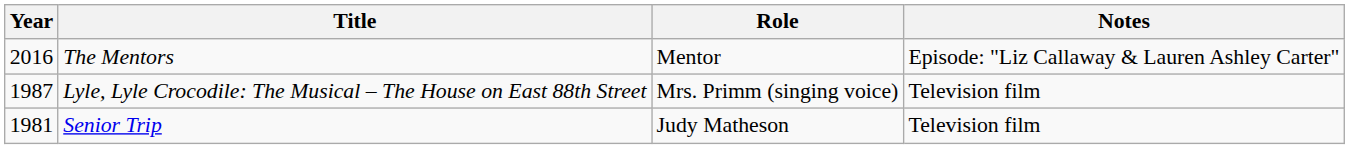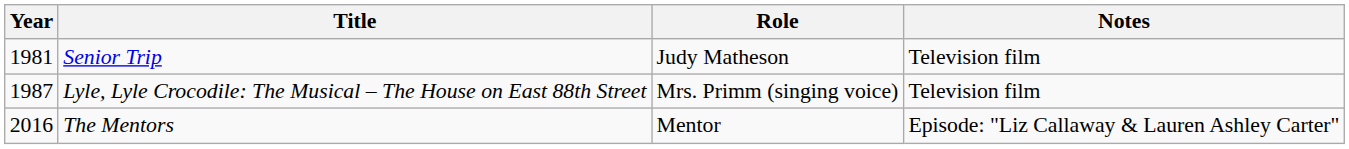rows swapped: (113, 125) <-> (119, 56)
